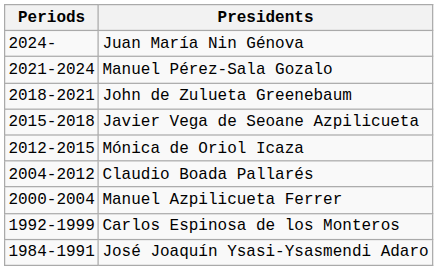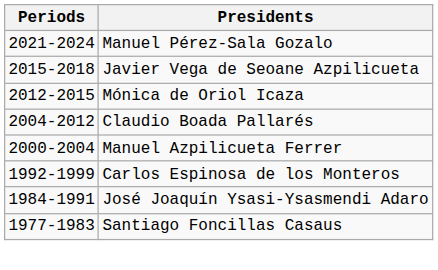- row: (203, 44)
- row: (227, 96)
+ row: (222, 226)
